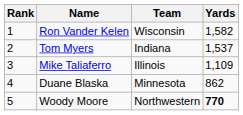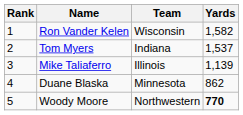(219, 66) 1,109 -> (219, 66) 1,139
